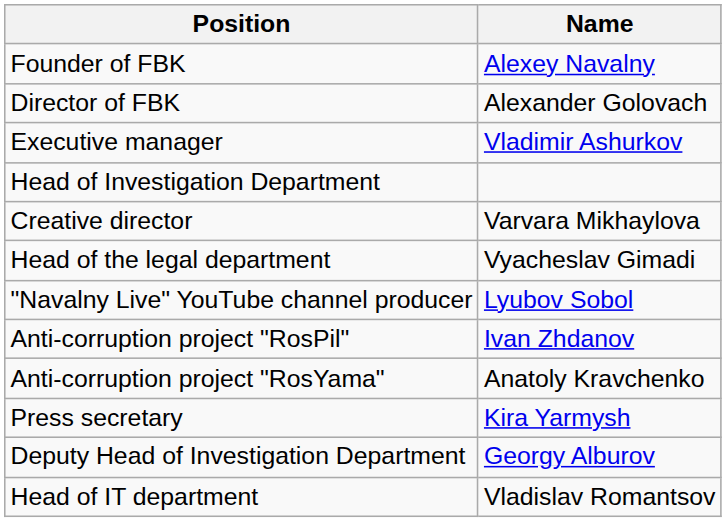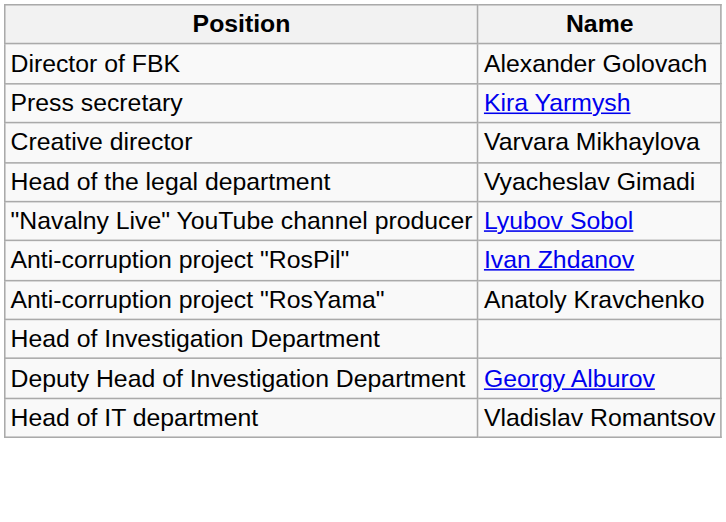- row: (98, 63)
- row: (117, 142)
rows swapped: (97, 417) <-> (195, 181)
